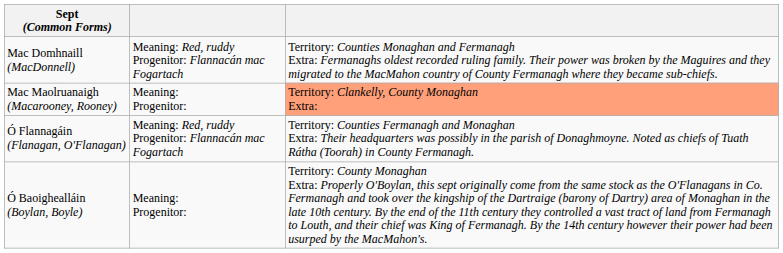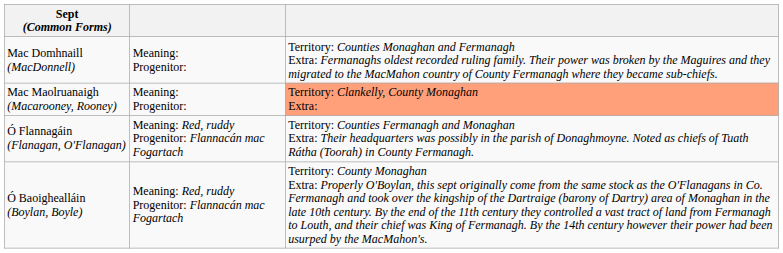(199, 60) Meaning: Red, ruddy Progenitor: Flannacán mac Fogartach -> (160, 60) Meaning: Progenitor:
(160, 204) Meaning: Progenitor: -> (199, 204) Meaning: Red, ruddy Progenitor: Flannacán mac Fogartach
